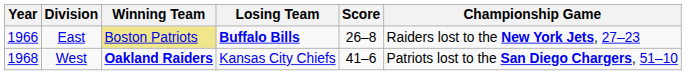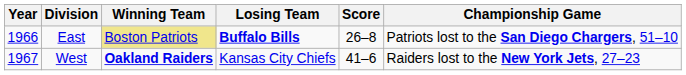(513, 37) Raiders lost to the New York Jets, 27–23 -> (532, 37) Patriots lost to the San Diego Chargers, 51–10
(23, 59) 1968 -> (23, 59) 1967
(532, 59) Patriots lost to the San Diego Chargers, 51–10 -> (513, 59) Raiders lost to the New York Jets, 27–23
